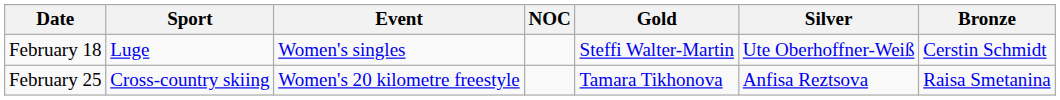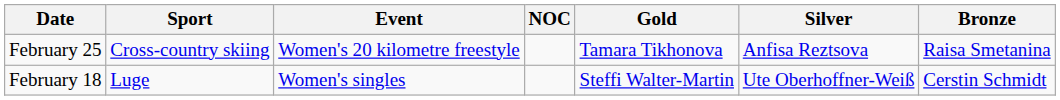rows swapped: (55, 49) <-> (55, 79)
